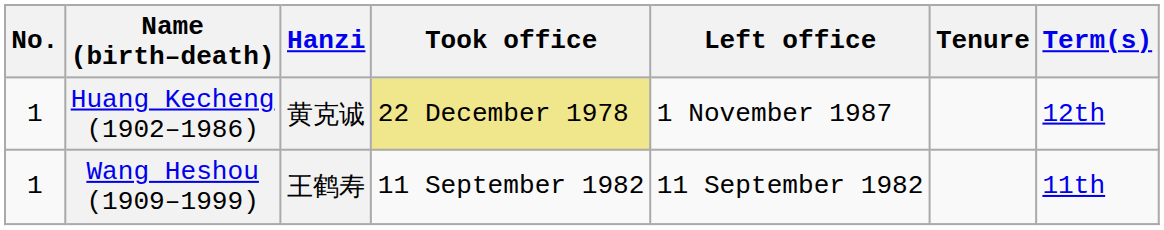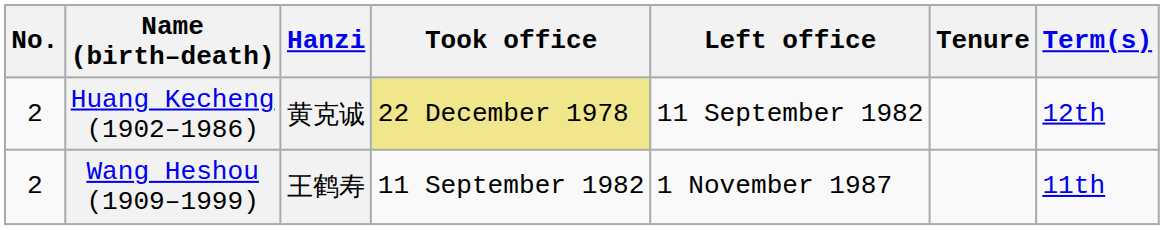(35, 114) 1 -> (35, 114) 2
(774, 114) 1 November 1987 -> (790, 114) 11 September 1982
(35, 187) 1 -> (35, 187) 2
(790, 187) 11 September 1982 -> (774, 187) 1 November 1987
